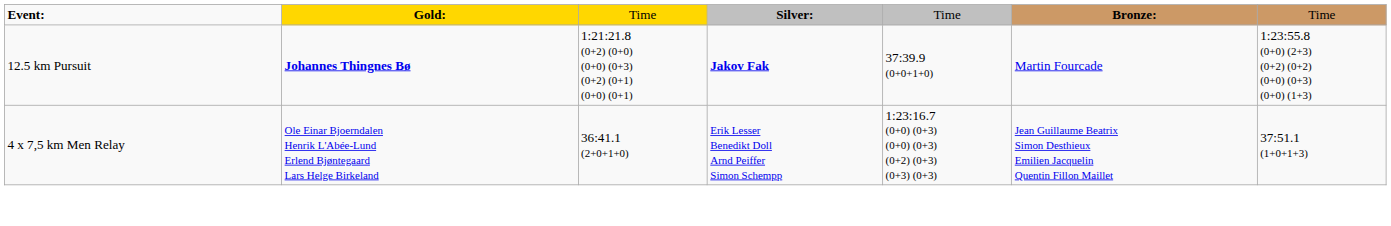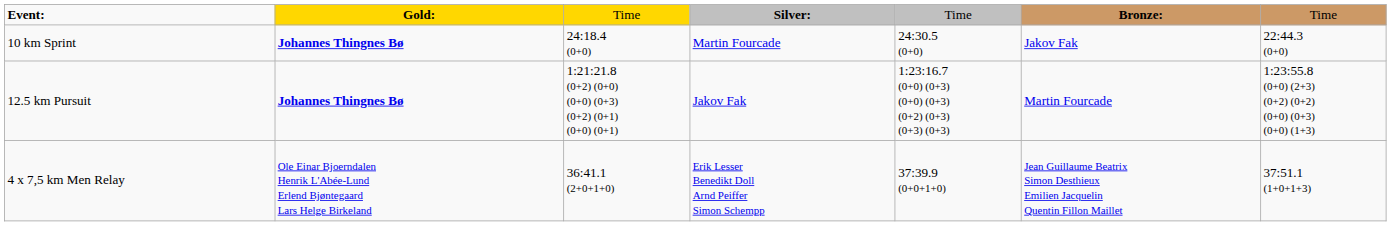+ row: (42, 43)
(740, 65) bold -> (719, 100) normal
(909, 65) 37:39.9 (0+0+1+0) -> (924, 100) 1:23:16.7 (0+0) (0+3) (0+0) (0+3) (0+2) (0+3) (0+3) (0+3)
(911, 145) 1:23:16.7 (0+0) (0+3) (0+0) (0+3) (0+2) (0+3) (0+3) (0+3) -> (922, 180) 37:39.9 (0+0+1+0)
